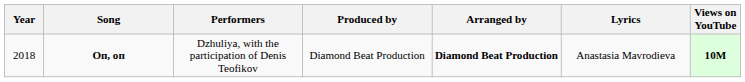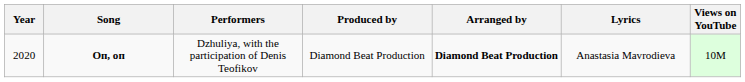(24, 55) 2018 -> (24, 55) 2020
(715, 55) bold -> (715, 55) normal
